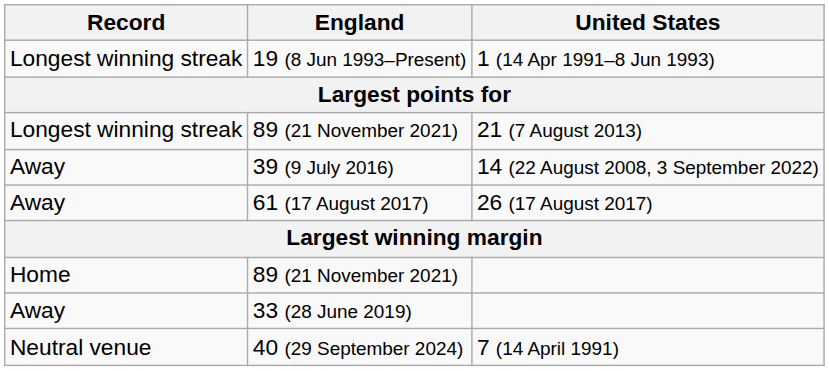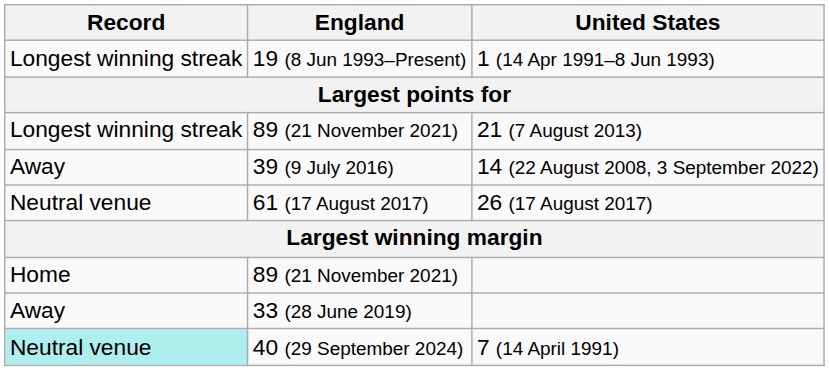(38, 202) Away -> (81, 202) Neutral venue
(81, 346) no background -> (81, 346) paleturquoise background
